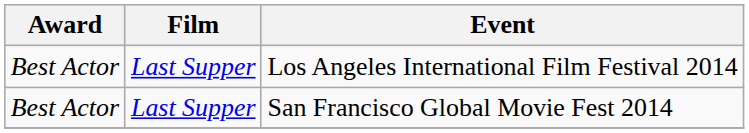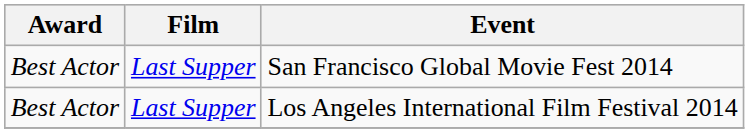rows swapped: (503, 66) <-> (470, 107)
